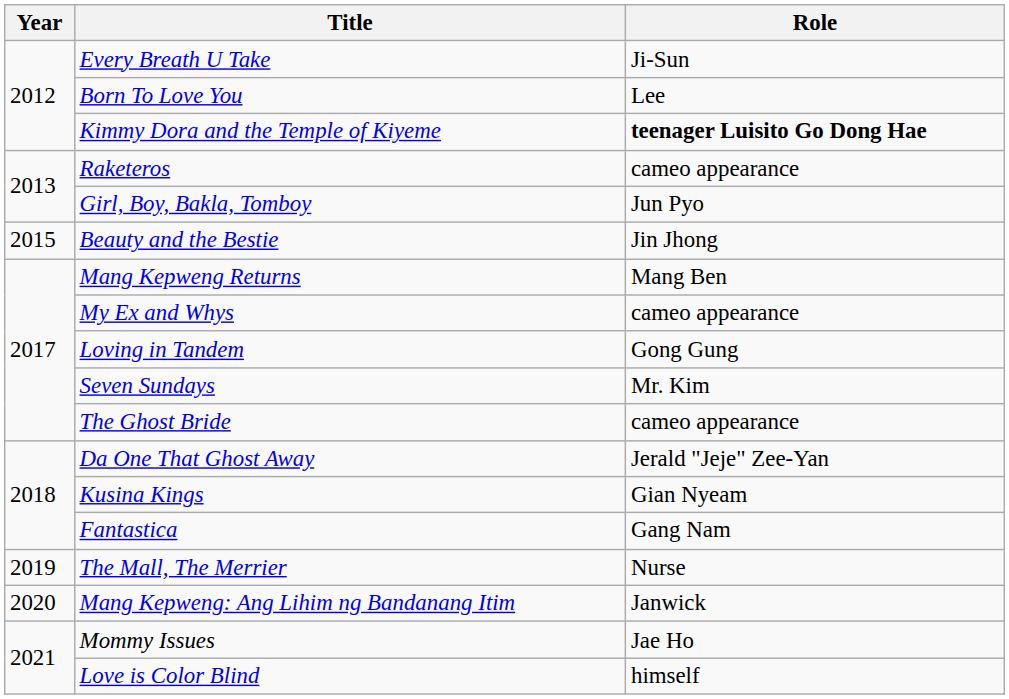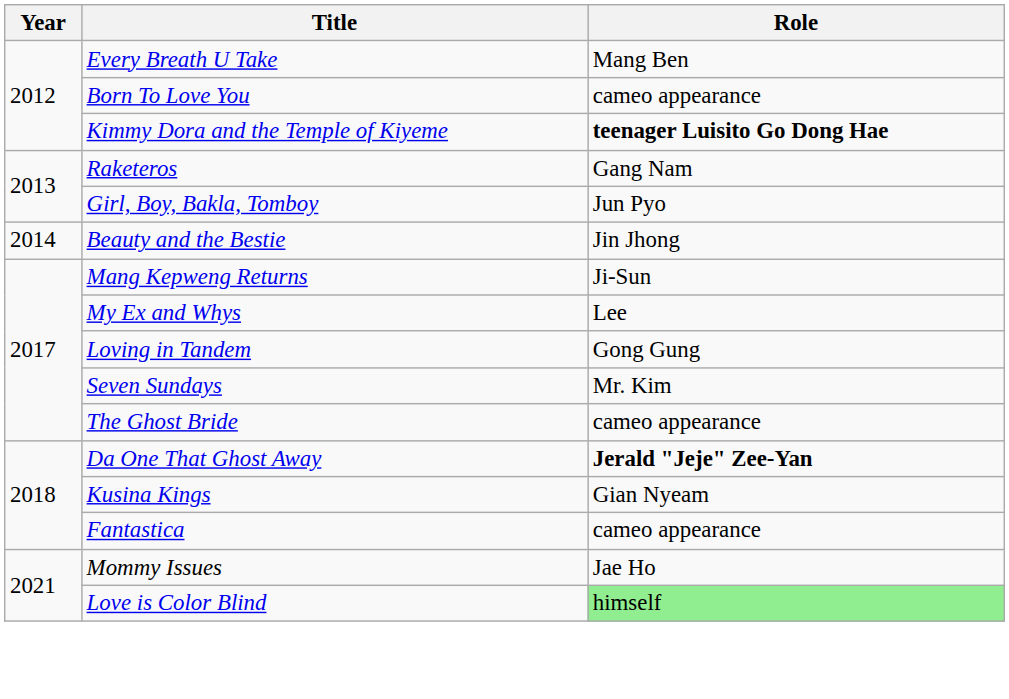(660, 58) Ji-Sun -> (641, 58) Mang Ben
(648, 95) Lee -> (677, 95) cameo appearance
(715, 167) cameo appearance -> (643, 167) Gang Nam
(33, 240) 2015 -> (33, 240) 2014
(679, 276) Mang Ben -> (622, 276) Ji-Sun
(715, 312) cameo appearance -> (610, 312) Lee
(730, 458) normal -> (703, 458) bold
(681, 530) Gang Nam -> (677, 530) cameo appearance
- row: (183, 566)
- row: (297, 603)
(665, 675) no background -> (627, 603) lightgreen background
